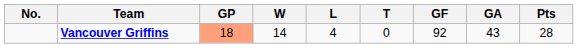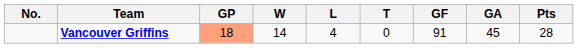(440, 33) 92 -> (440, 33) 91
(493, 33) 43 -> (493, 33) 45
